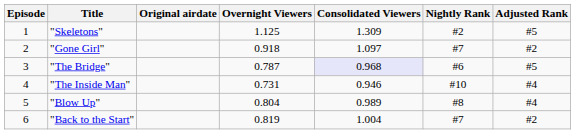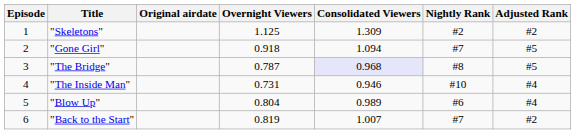(532, 31) #5 -> (532, 31) #2
(369, 48) 1.097 -> (369, 48) 1.094
(532, 48) #2 -> (532, 48) #5
(458, 66) #6 -> (458, 66) #8
(458, 102) #8 -> (458, 102) #6
(369, 119) 1.004 -> (369, 119) 1.007
